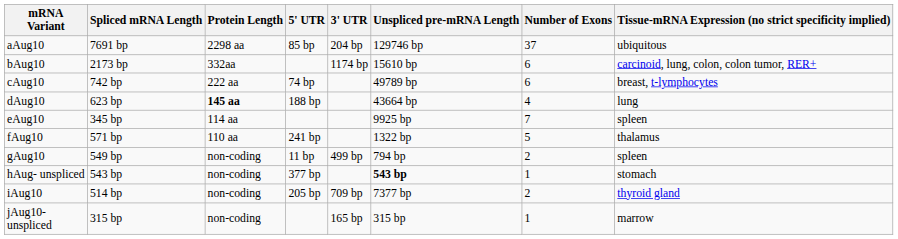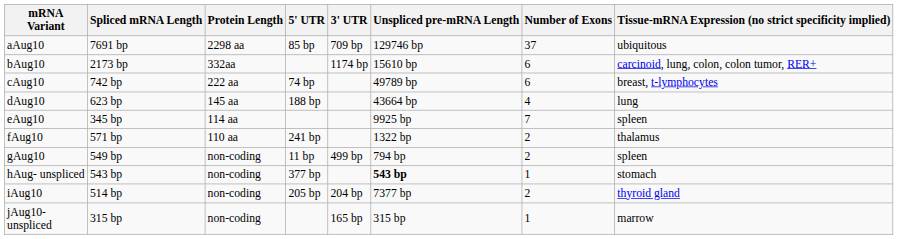(347, 45) 204 bp -> (347, 45) 709 bp
(224, 100) bold -> (223, 100) normal
(527, 138) 5 -> (527, 138) 2
(347, 193) 709 bp -> (347, 193) 204 bp
